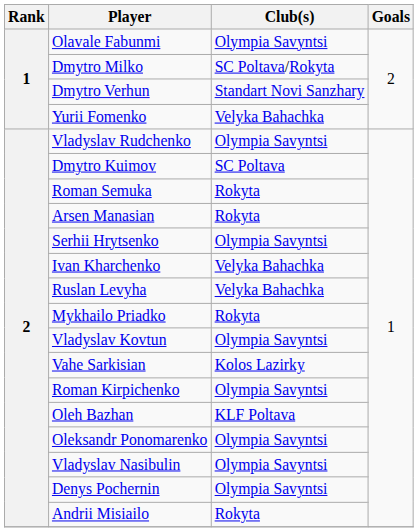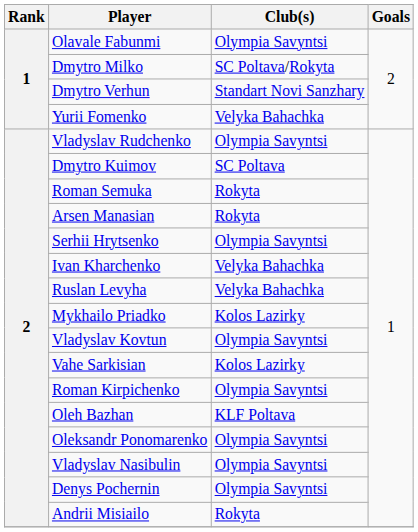(237, 315) Rokyta -> (260, 315) Kolos Lazirky
